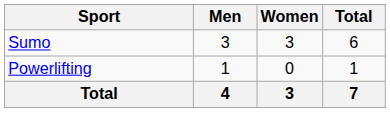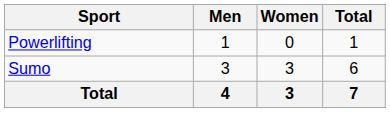rows swapped: (50, 68) <-> (29, 42)
